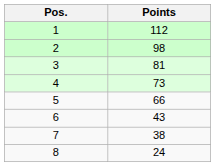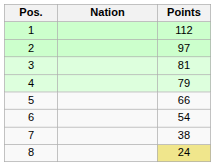+ column: (108, 13)
(159, 48) 98 -> (184, 48) 97
(159, 83) 73 -> (184, 83) 79
(159, 118) 43 -> (184, 118) 54
(159, 153) no background -> (184, 153) khaki background
